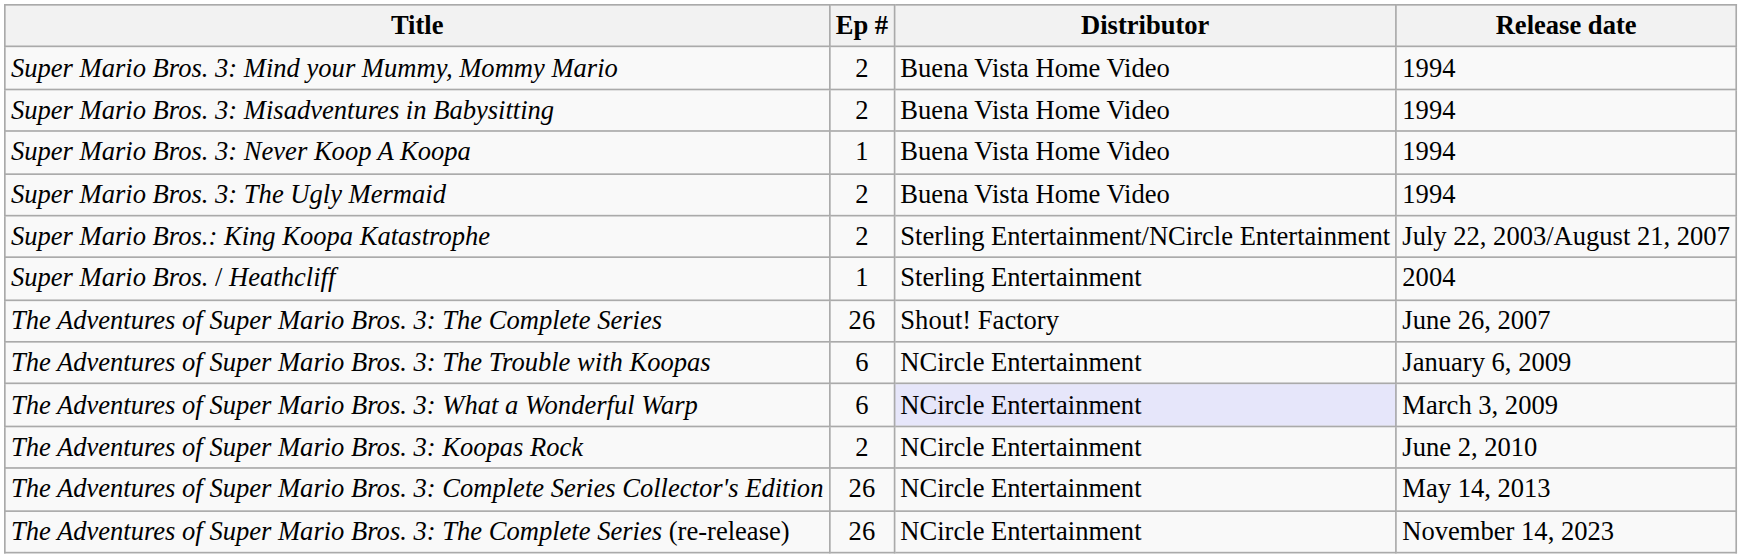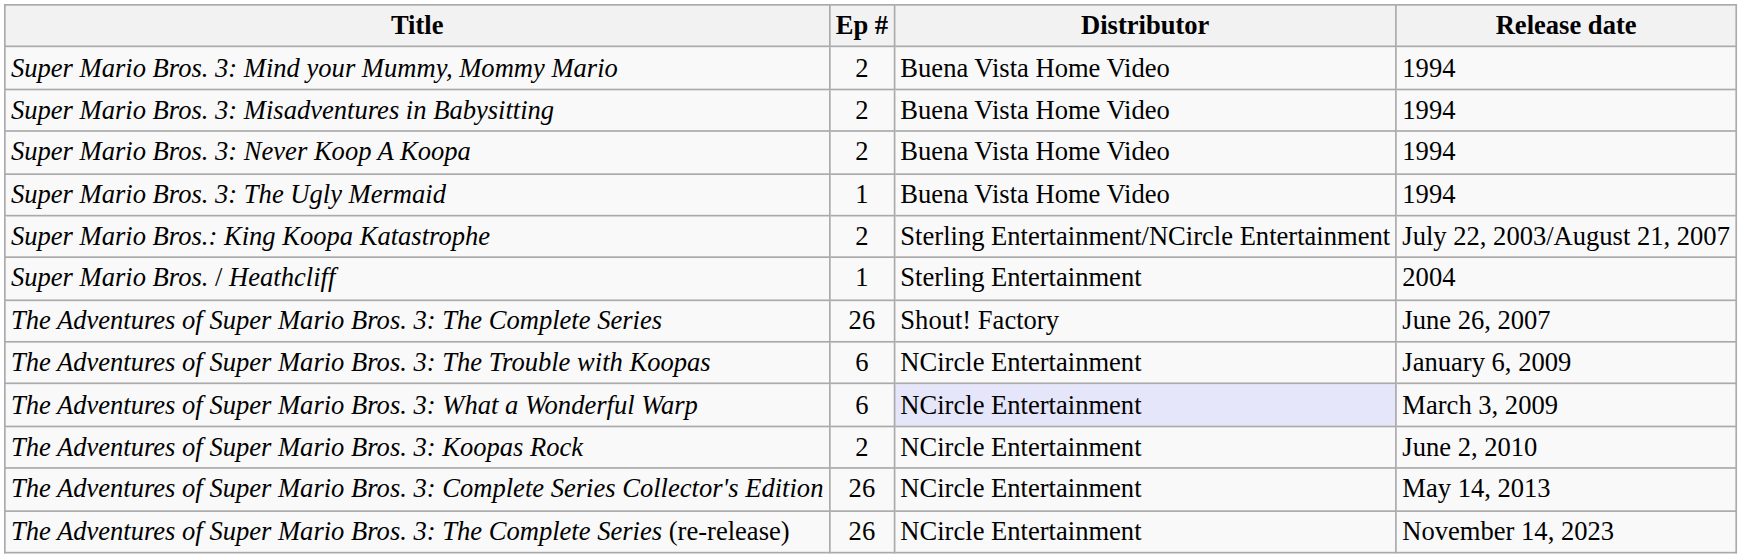(862, 151) 1 -> (862, 151) 2
(862, 194) 2 -> (862, 194) 1
